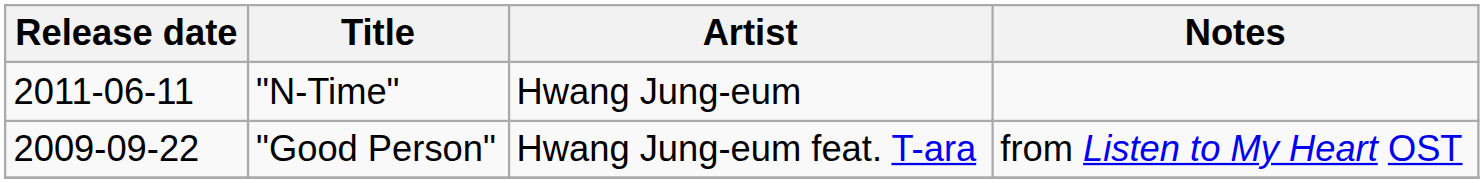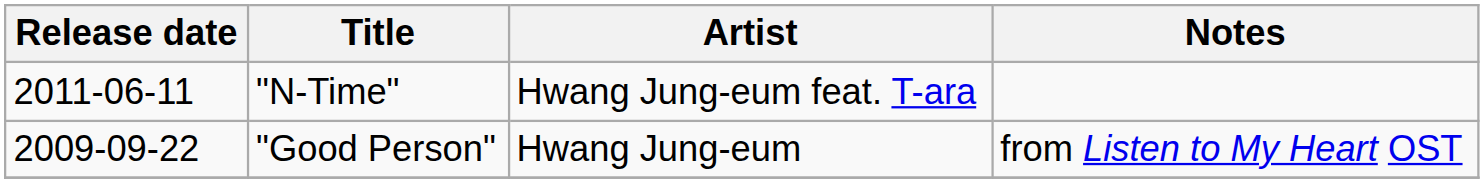(659, 90) Hwang Jung-eum -> (746, 90) Hwang Jung-eum feat. T-ara
(746, 148) Hwang Jung-eum feat. T-ara -> (659, 148) Hwang Jung-eum
